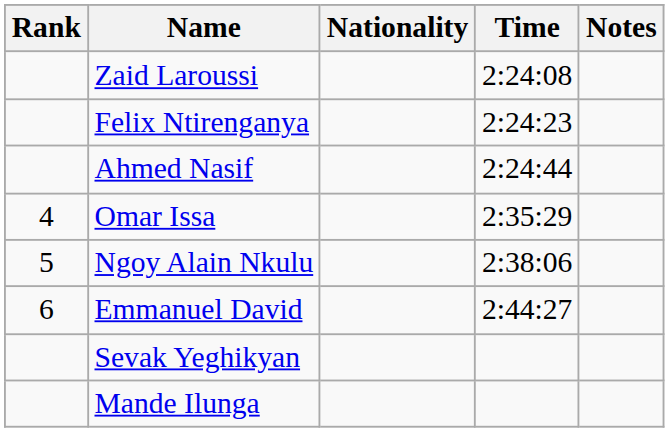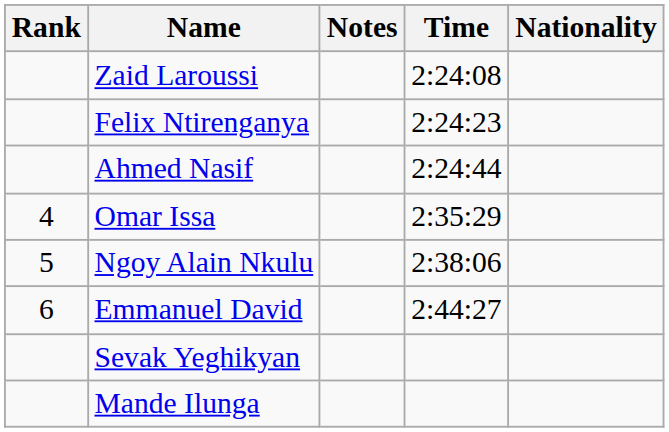columns swapped: (398, 27) <-> (621, 27)
